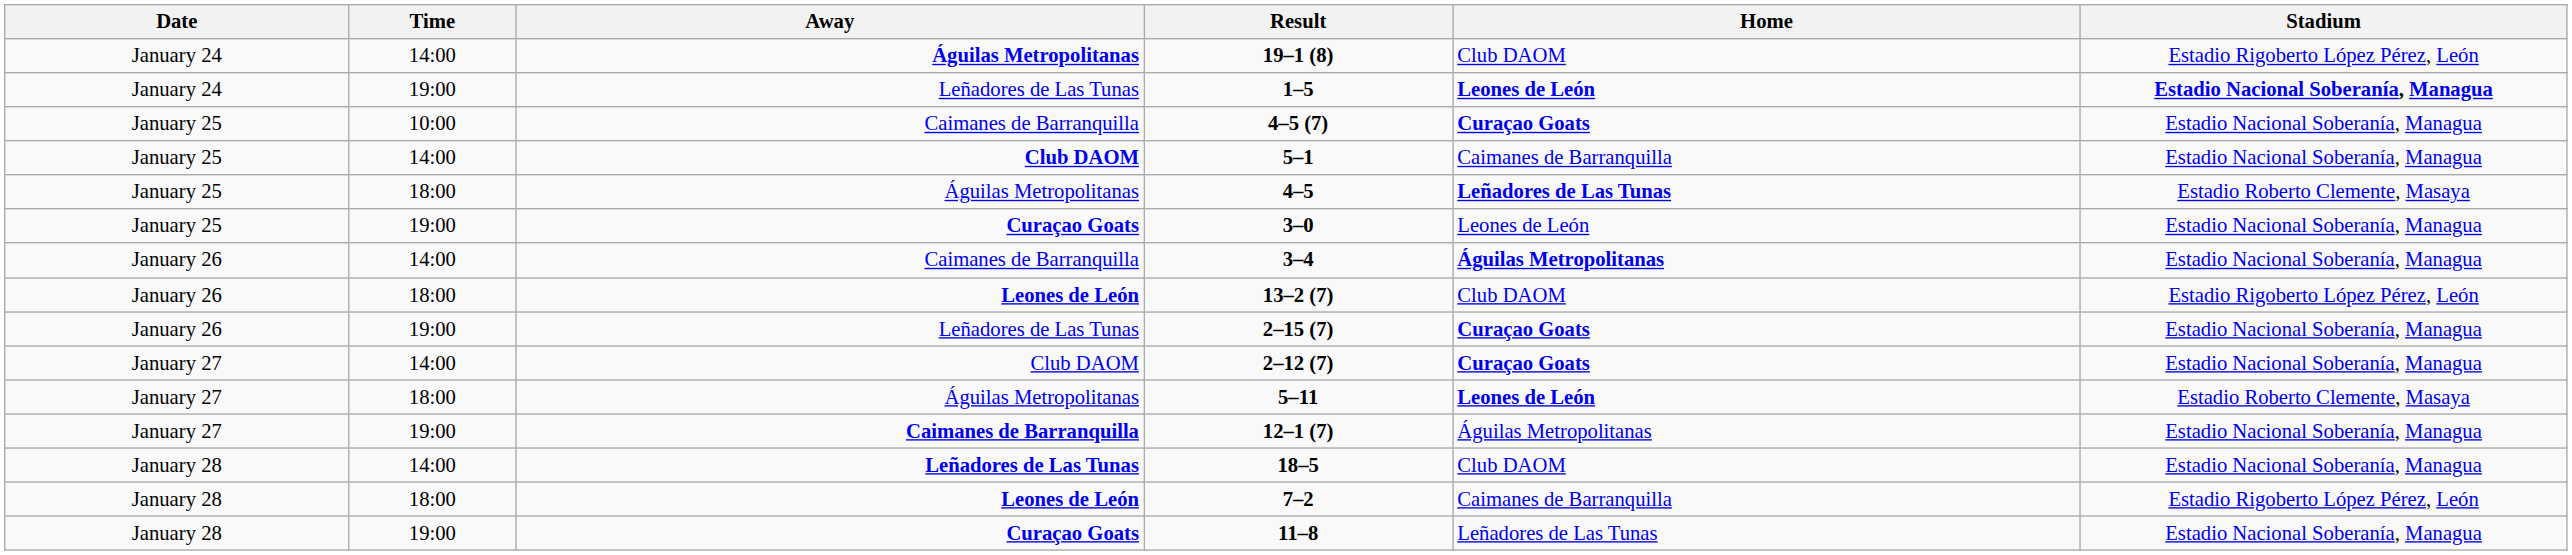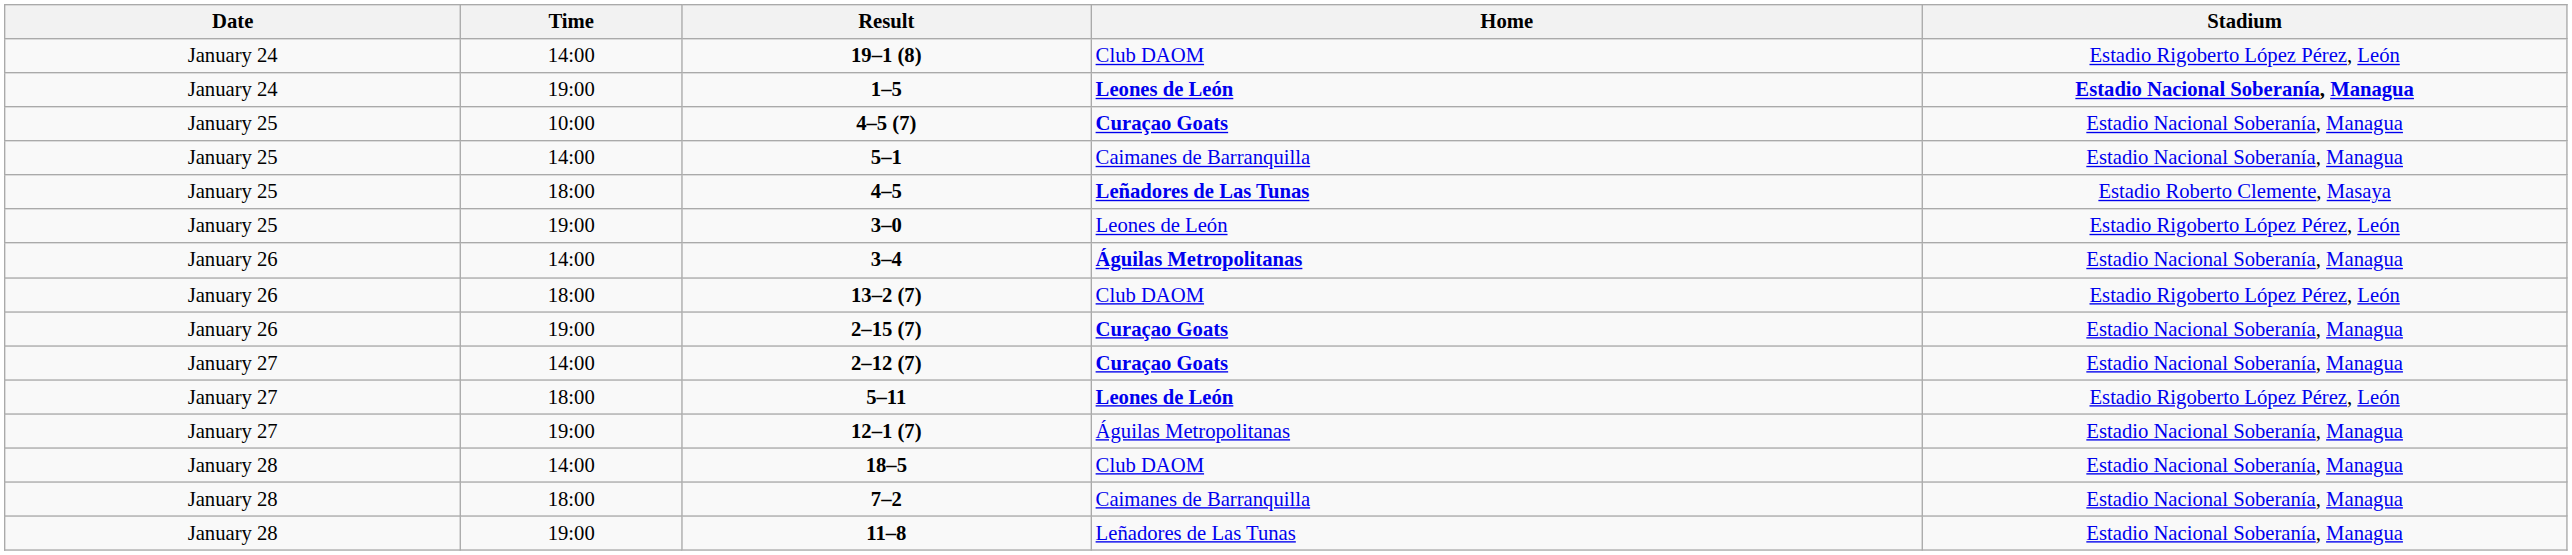- column: (830, 21)
(2324, 226) Estadio Nacional Soberanía, Managua -> (2245, 226) Estadio Rigoberto López Pérez, León
(2324, 396) Estadio Roberto Clemente, Masaya -> (2245, 396) Estadio Rigoberto López Pérez, León
(2324, 498) Estadio Rigoberto López Pérez, León -> (2245, 498) Estadio Nacional Soberanía, Managua
